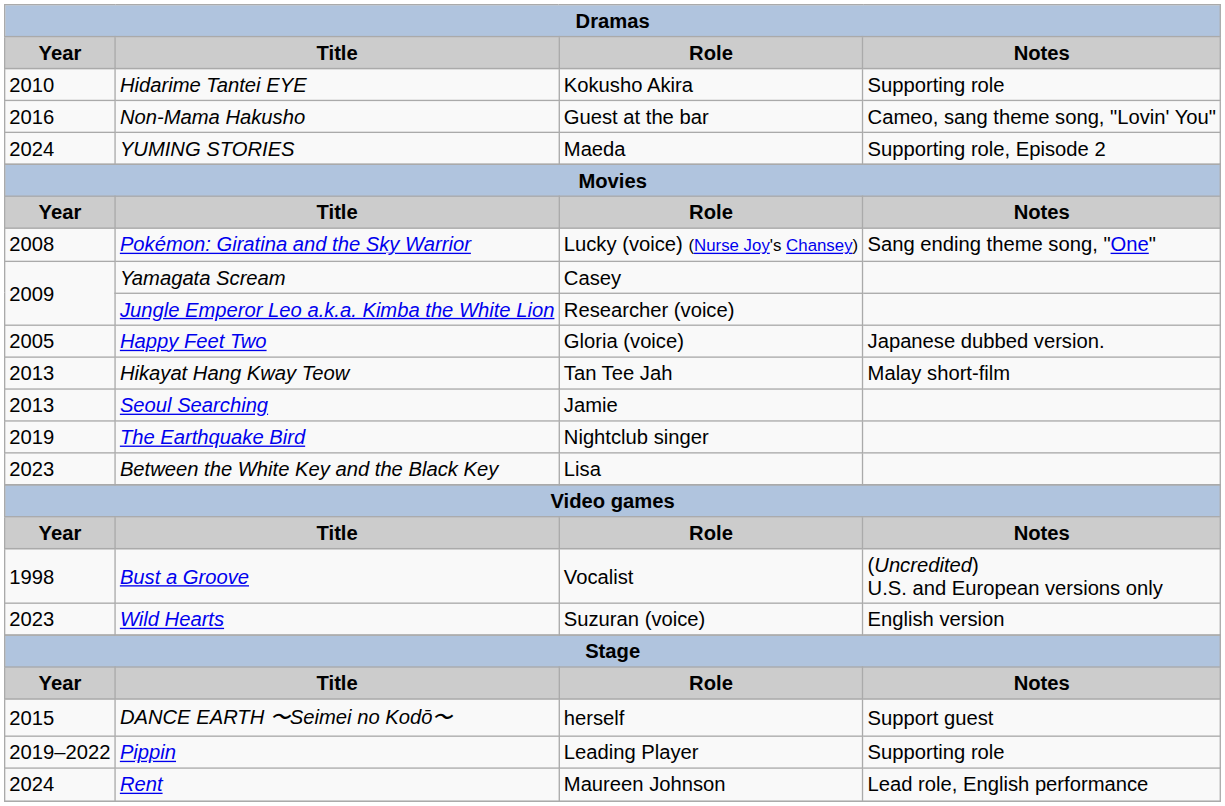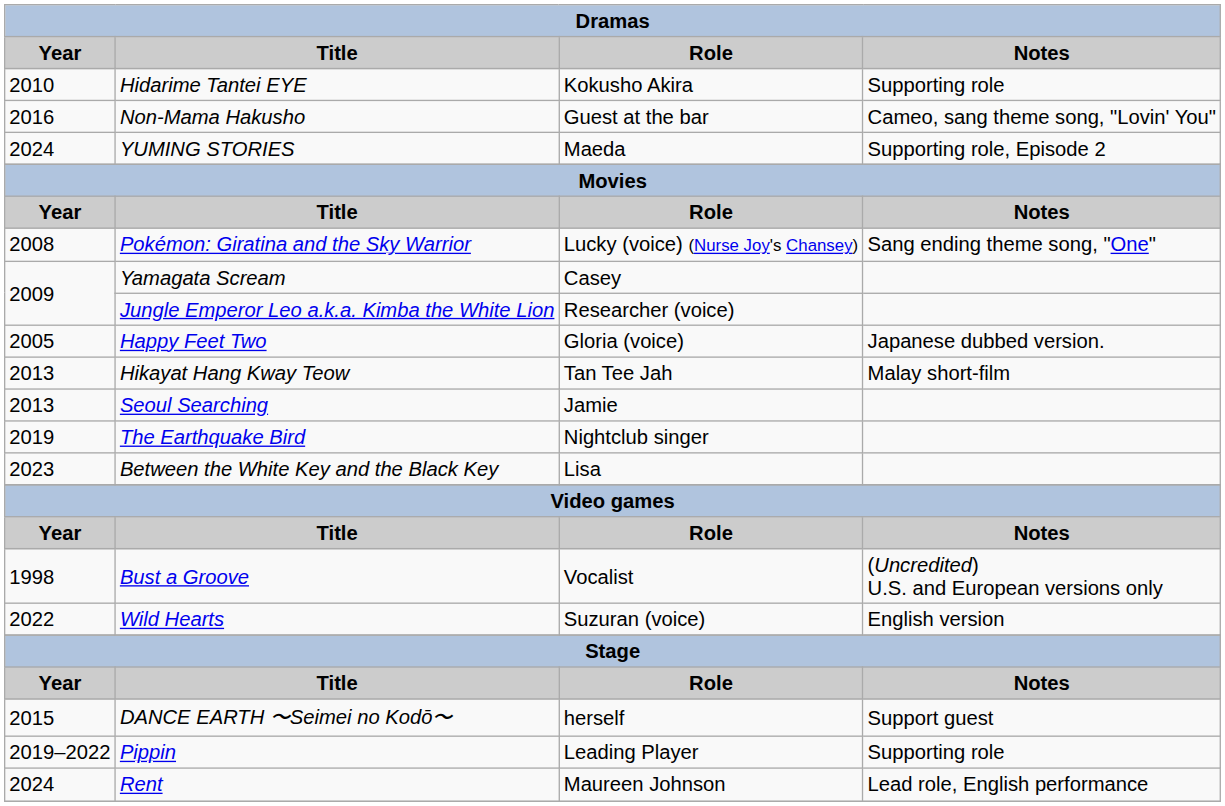(32, 620) 2023 -> (32, 620) 2022
